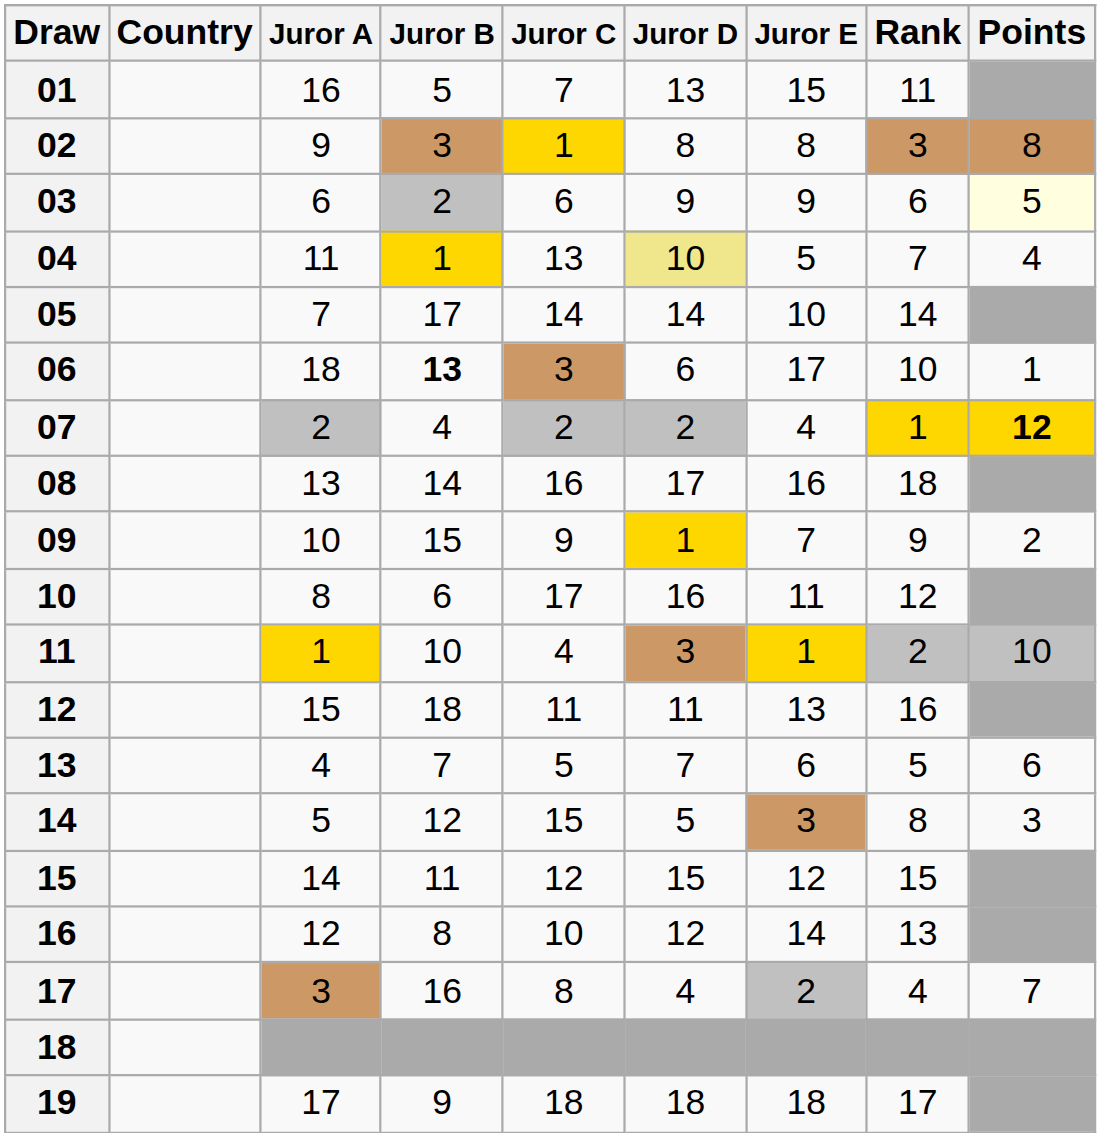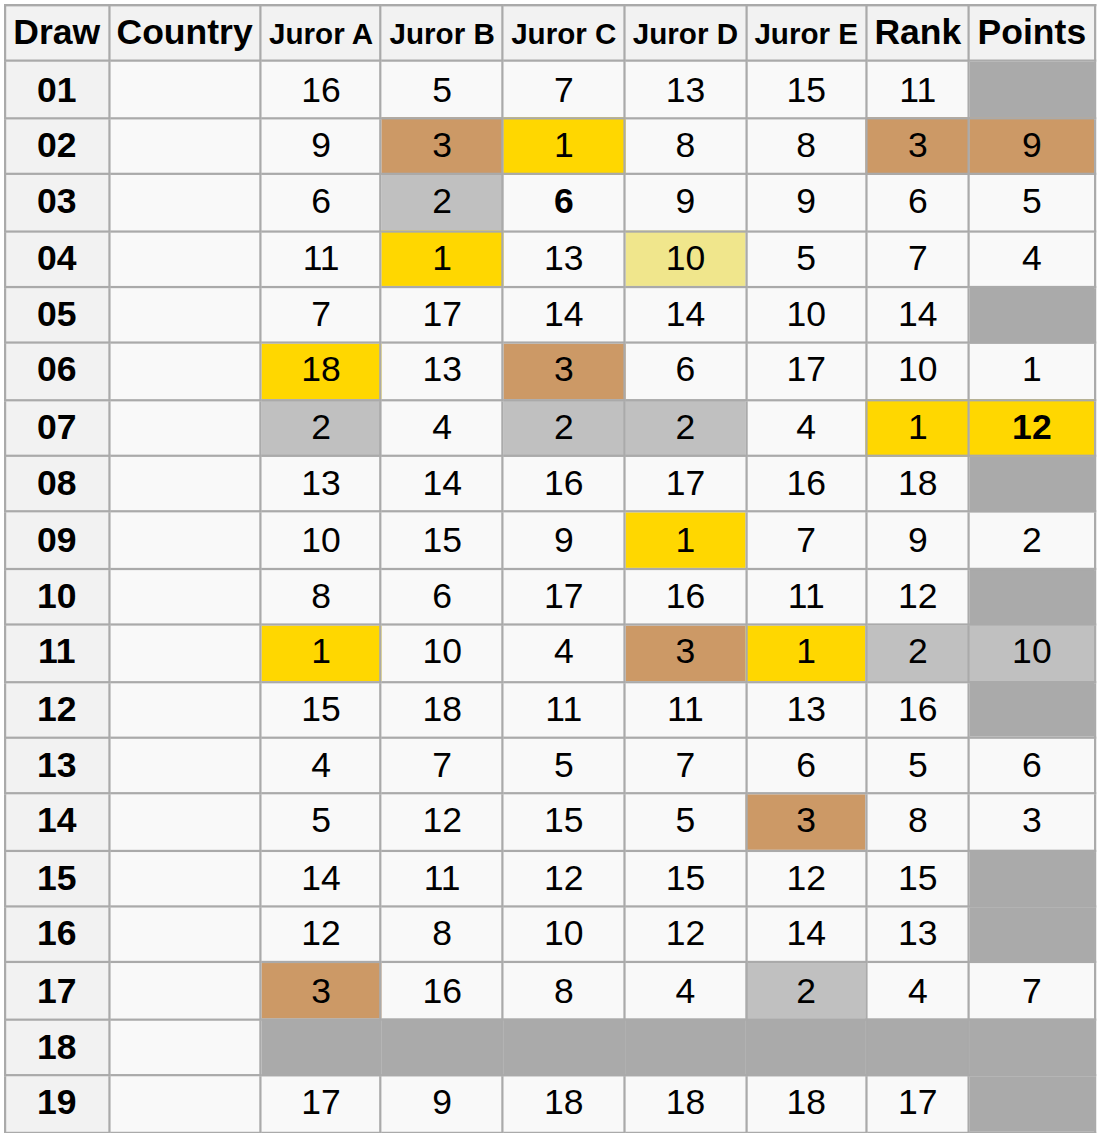(1032, 145) 8 -> (1032, 145) 9
(564, 201) normal -> (564, 201) bold
(1032, 201) lightyellow background -> (1032, 201) no background
(321, 370) no background -> (321, 370) gold background
(442, 370) bold -> (442, 370) normal
